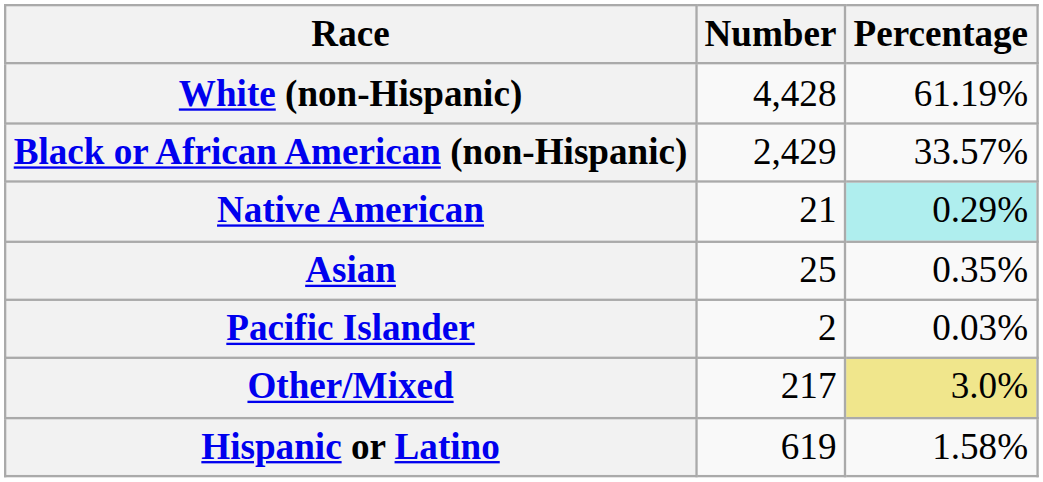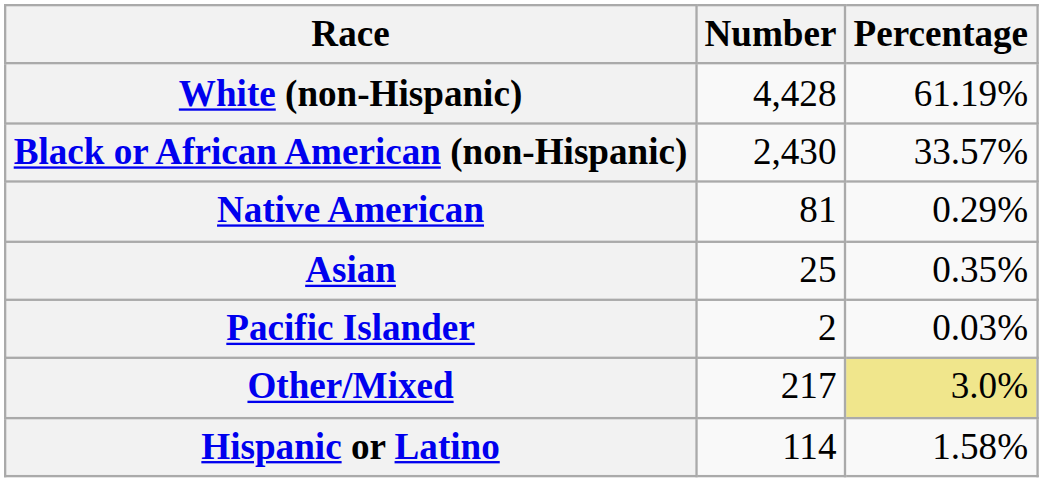(795, 151) 2,429 -> (795, 151) 2,430
(818, 210) 21 -> (818, 210) 81
(980, 210) paleturquoise background -> (980, 210) no background
(809, 446) 619 -> (809, 446) 114
